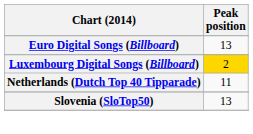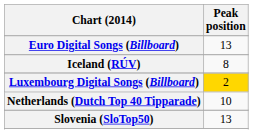+ row: (104, 63)
(226, 82) 11 -> (226, 100) 10
